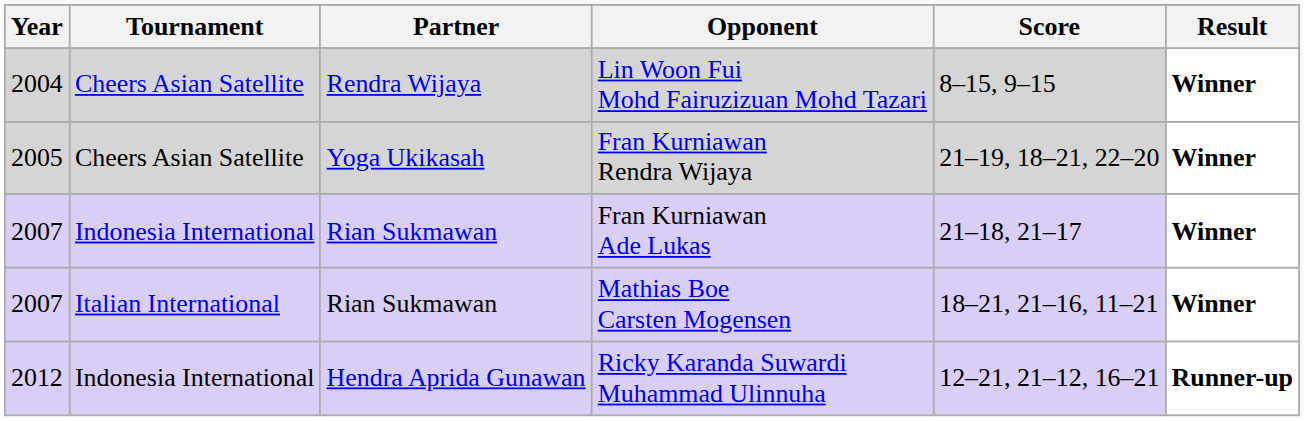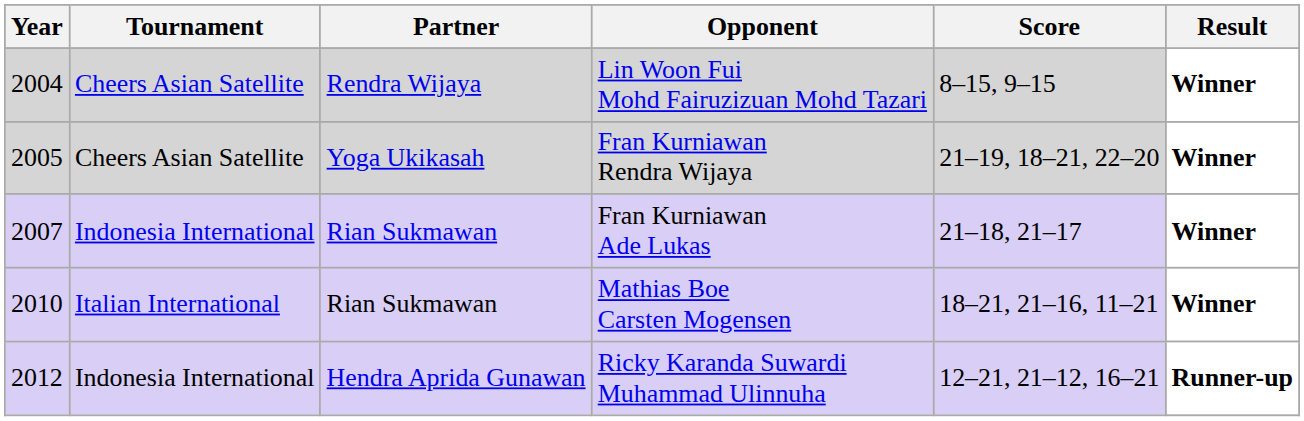(37, 304) 2007 -> (37, 304) 2010
